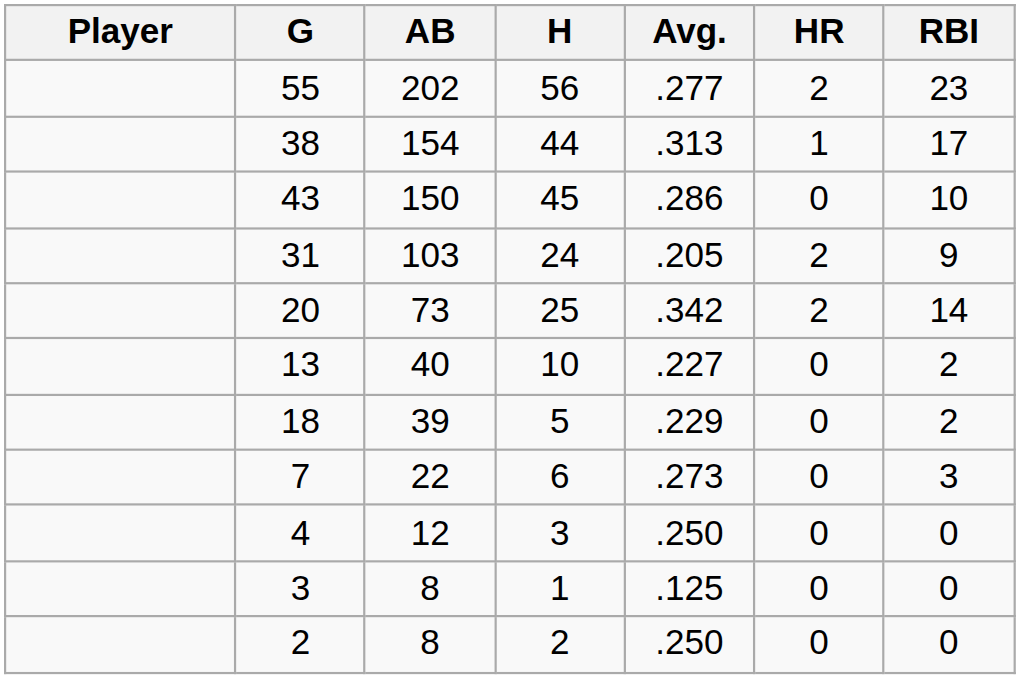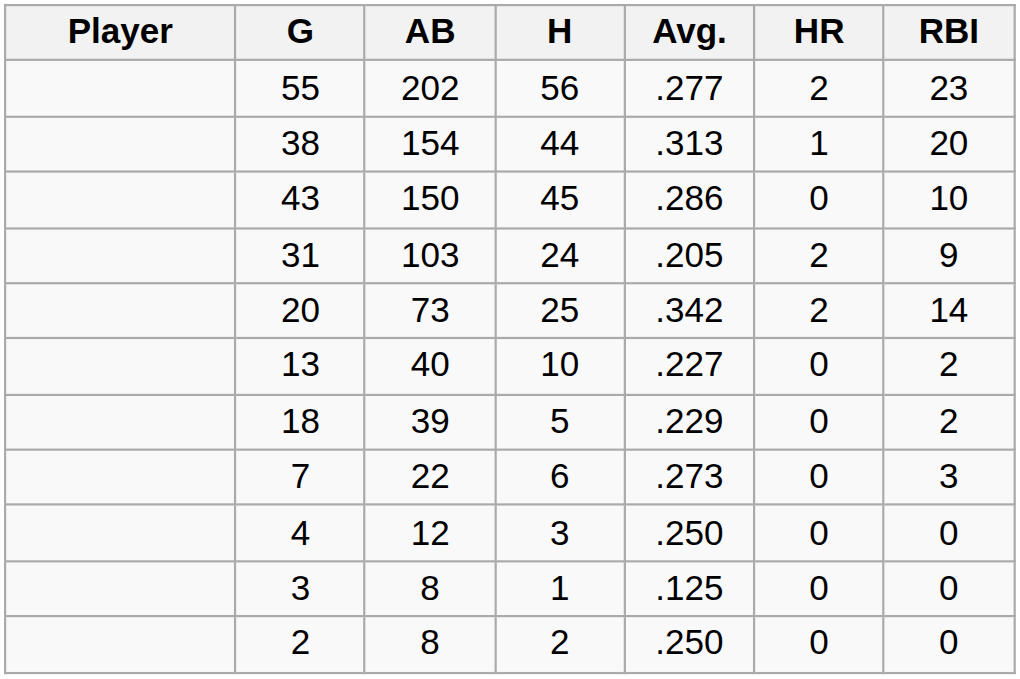(949, 143) 17 -> (949, 143) 20
